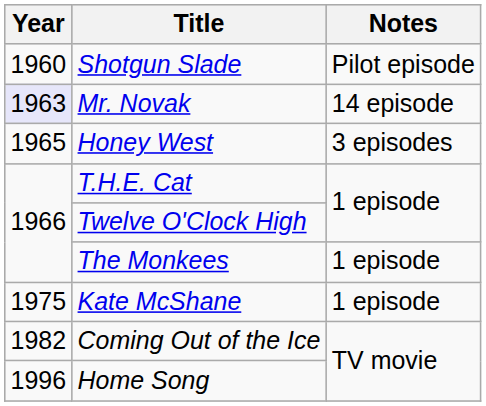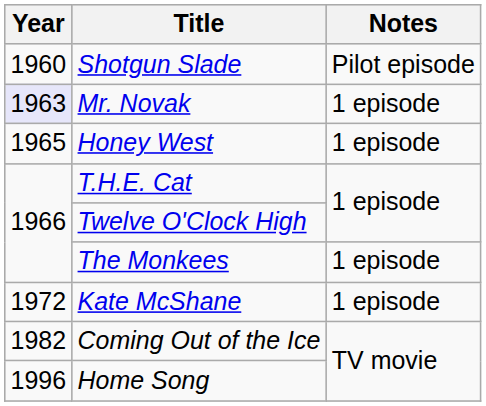(393, 103) 14 episode -> (386, 103) 1 episode
(392, 143) 3 episodes -> (386, 143) 1 episode
(38, 301) 1975 -> (38, 301) 1972
